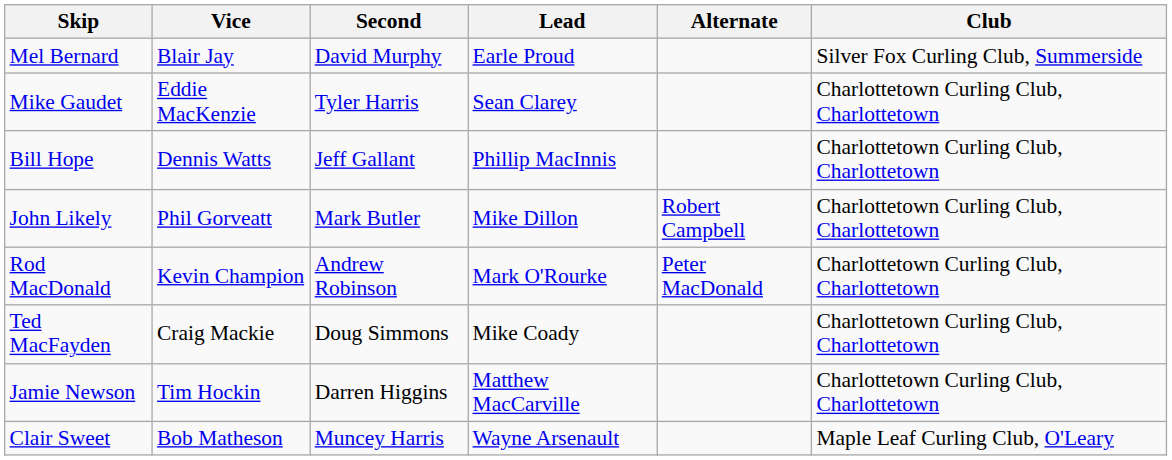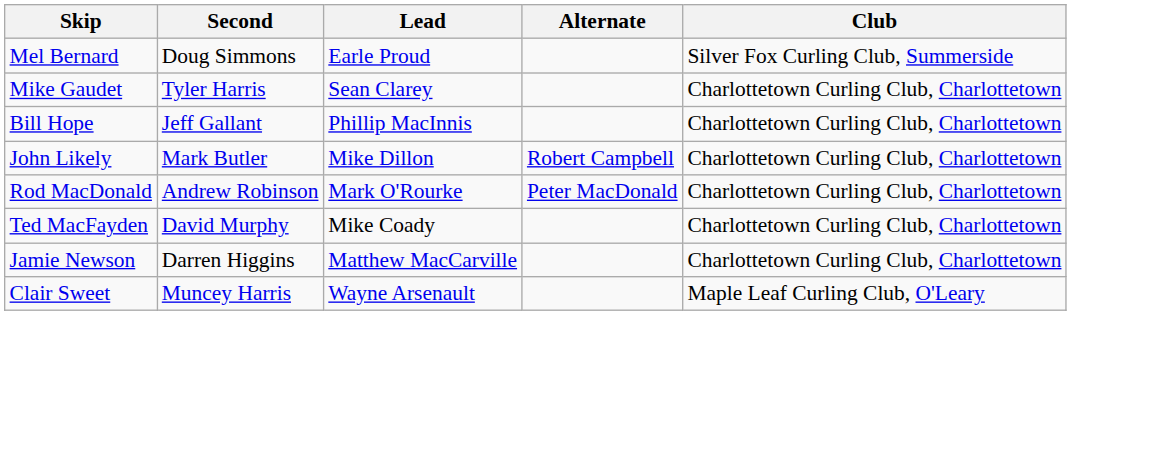- column: (231, 21)
(378, 55) David Murphy -> (229, 55) Doug Simmons
(382, 334) Doug Simmons -> (225, 225) David Murphy
